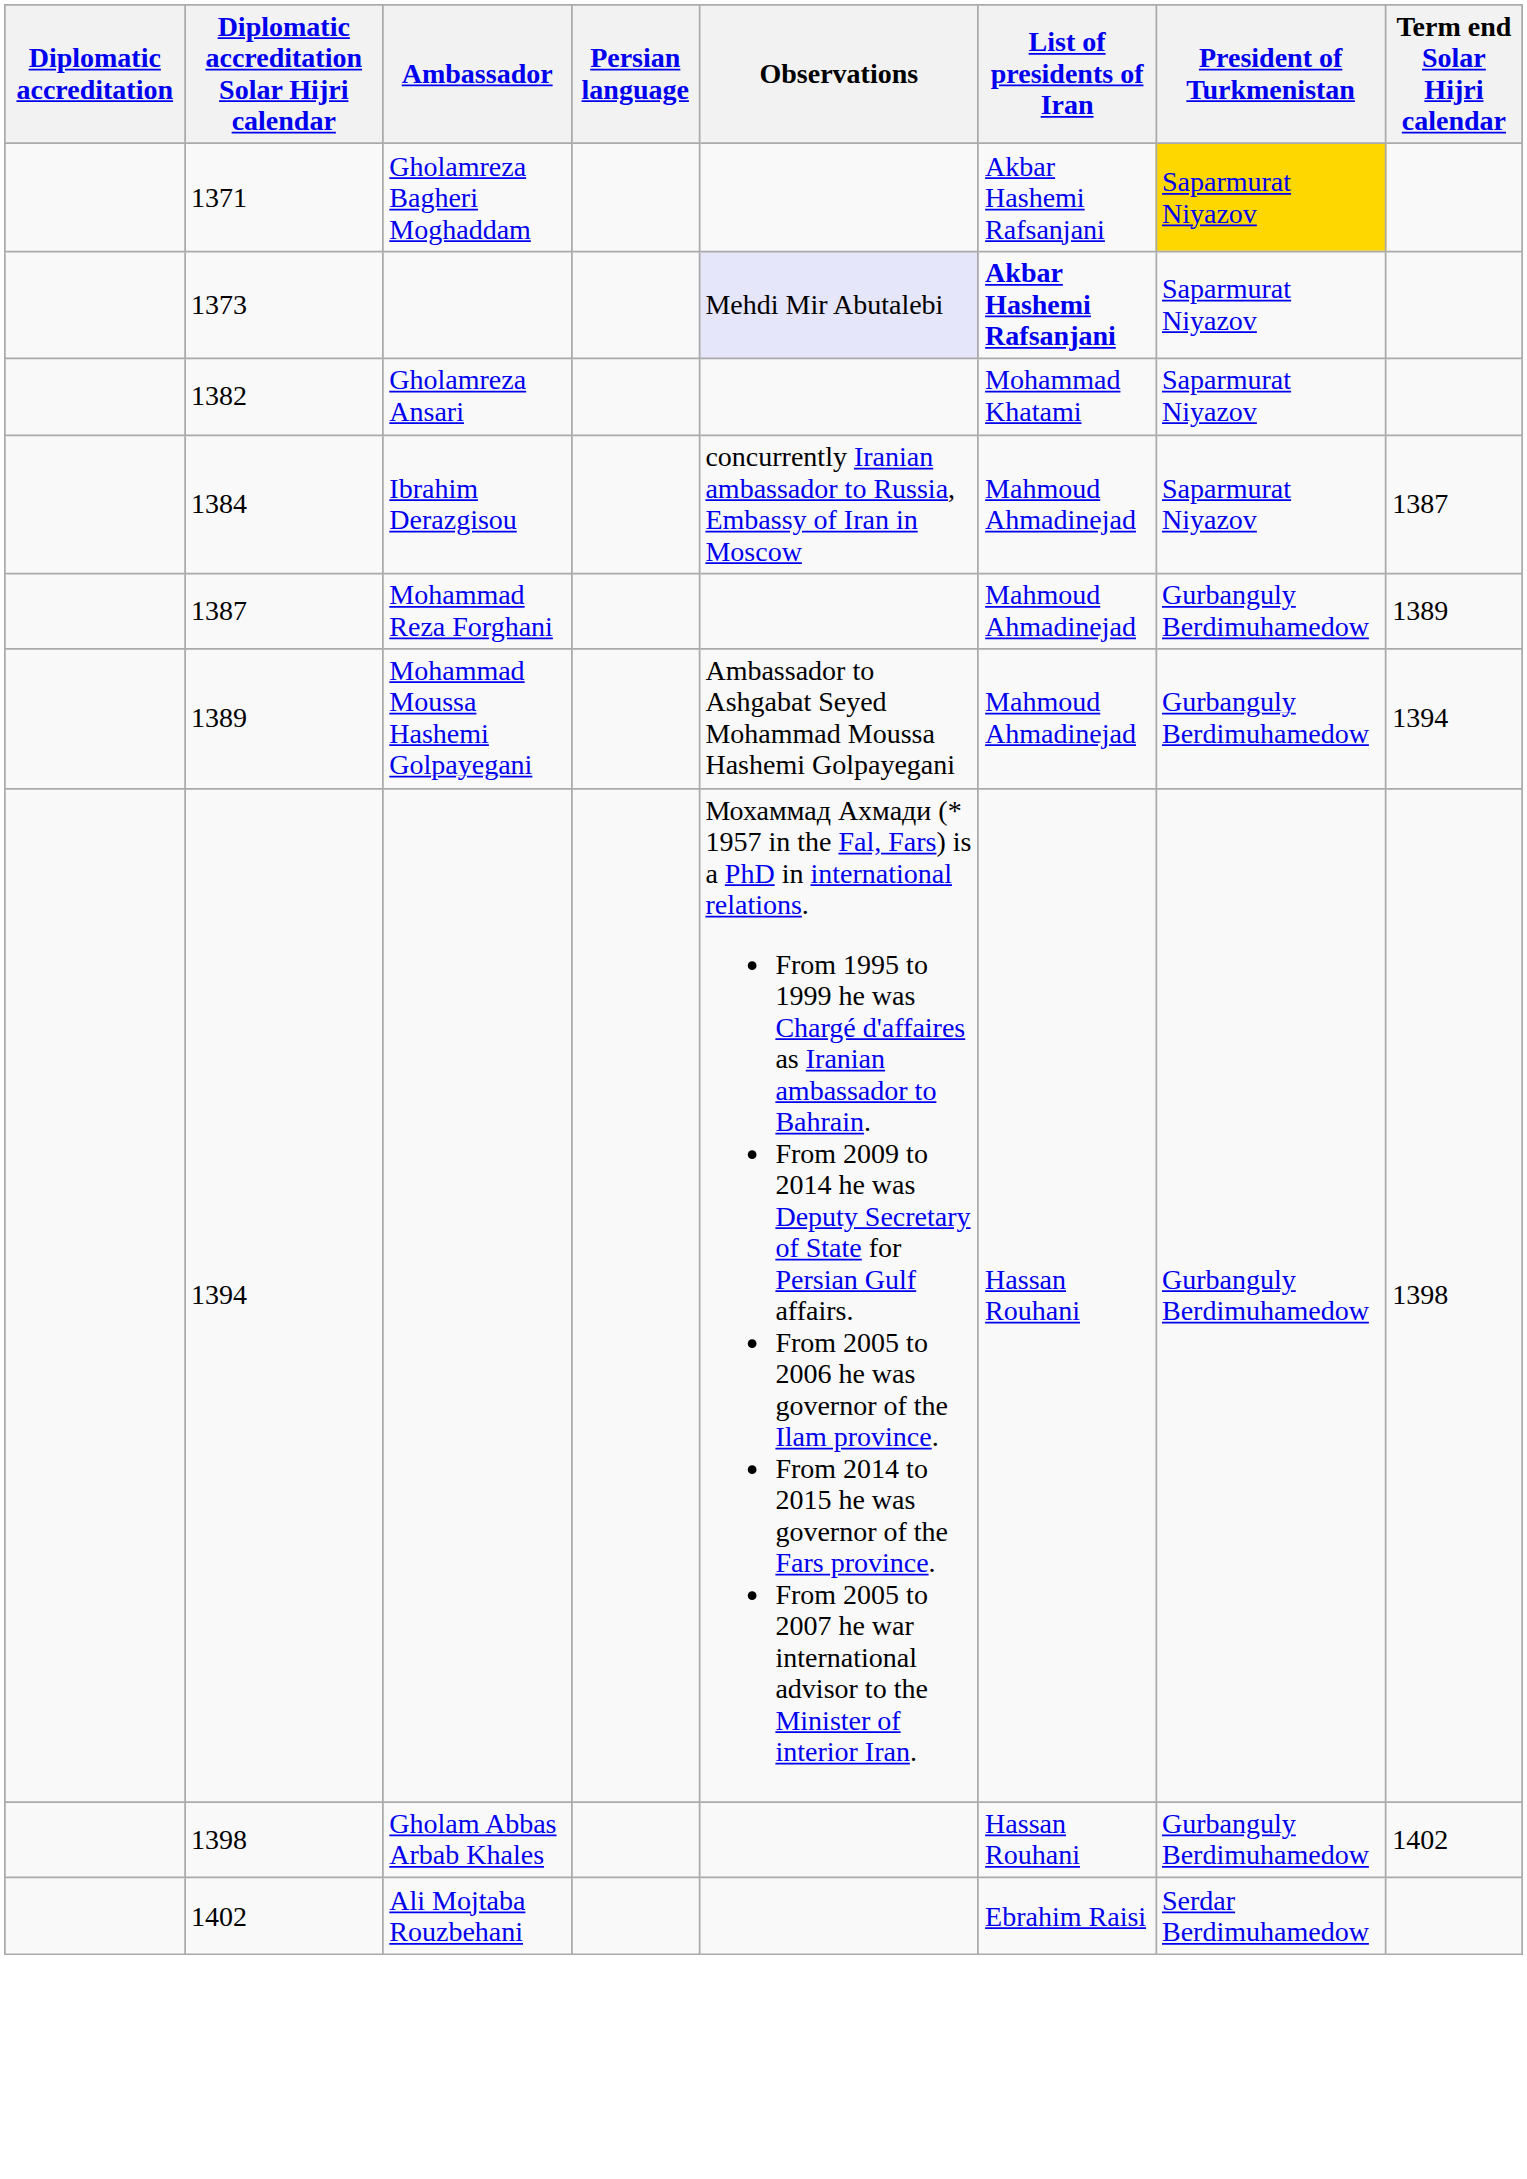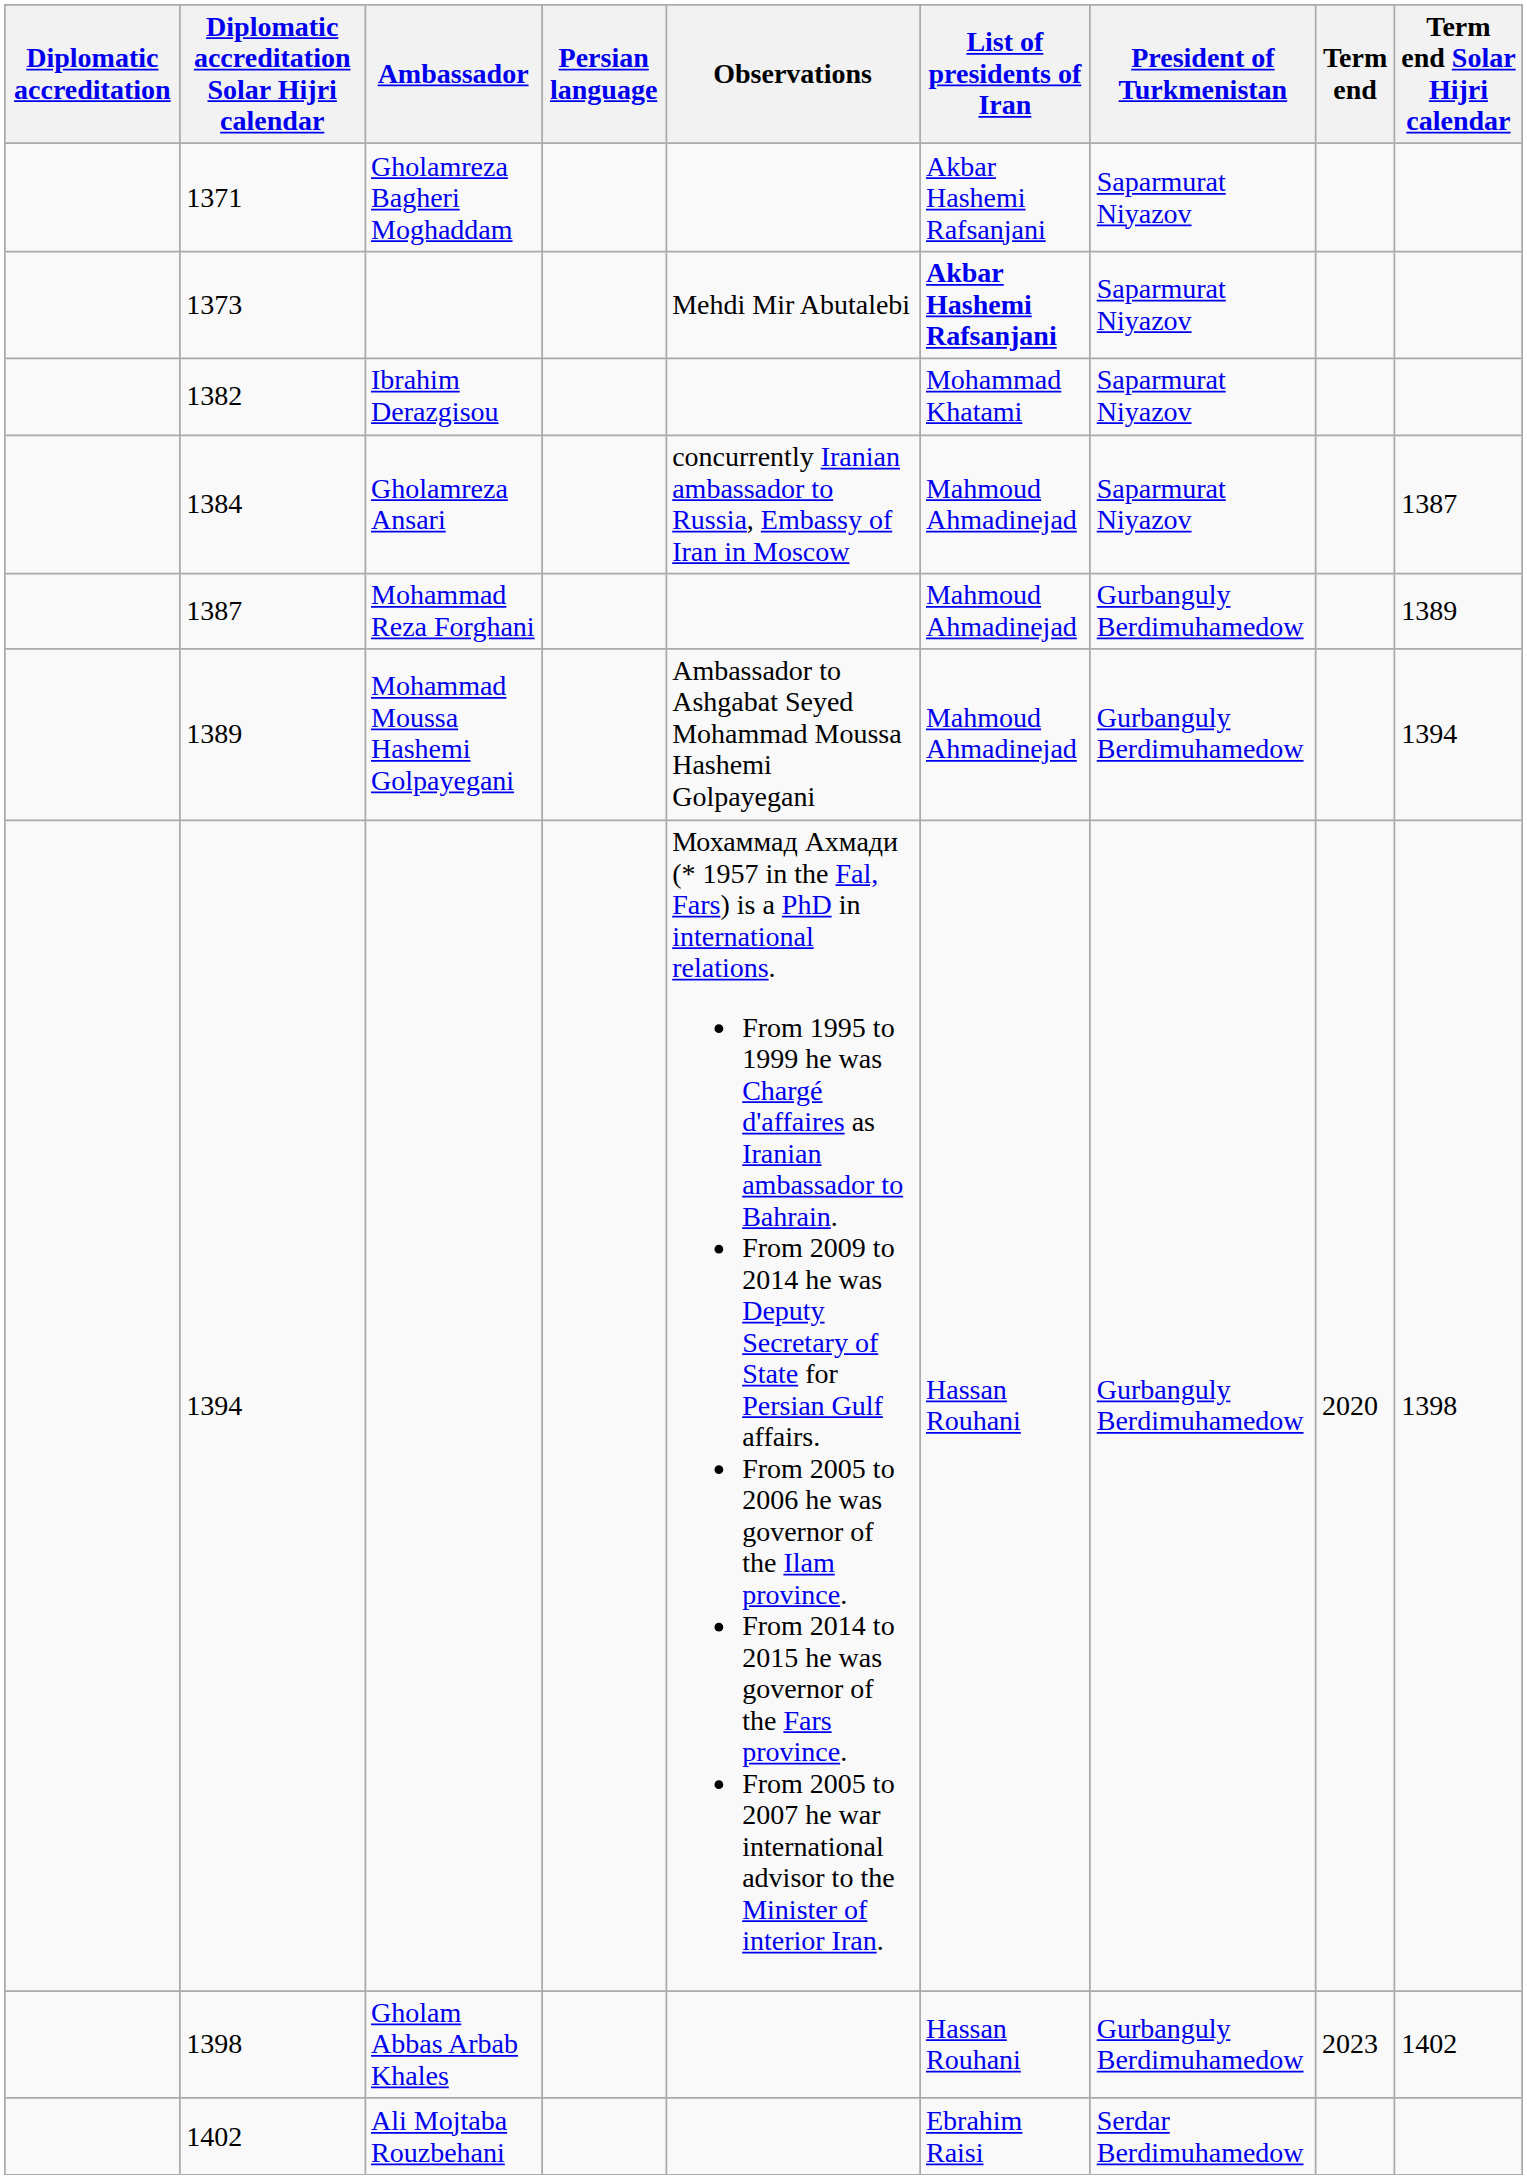+ column: (1355, 73)
(1227, 197) gold background -> (1161, 197) no background
(824, 304) lavender background -> (791, 304) no background
(458, 396) Gholamreza Ansari -> (435, 396) Ibrahim Derazgisou
(453, 503) Ibrahim Derazgisou -> (439, 503) Gholamreza Ansari
